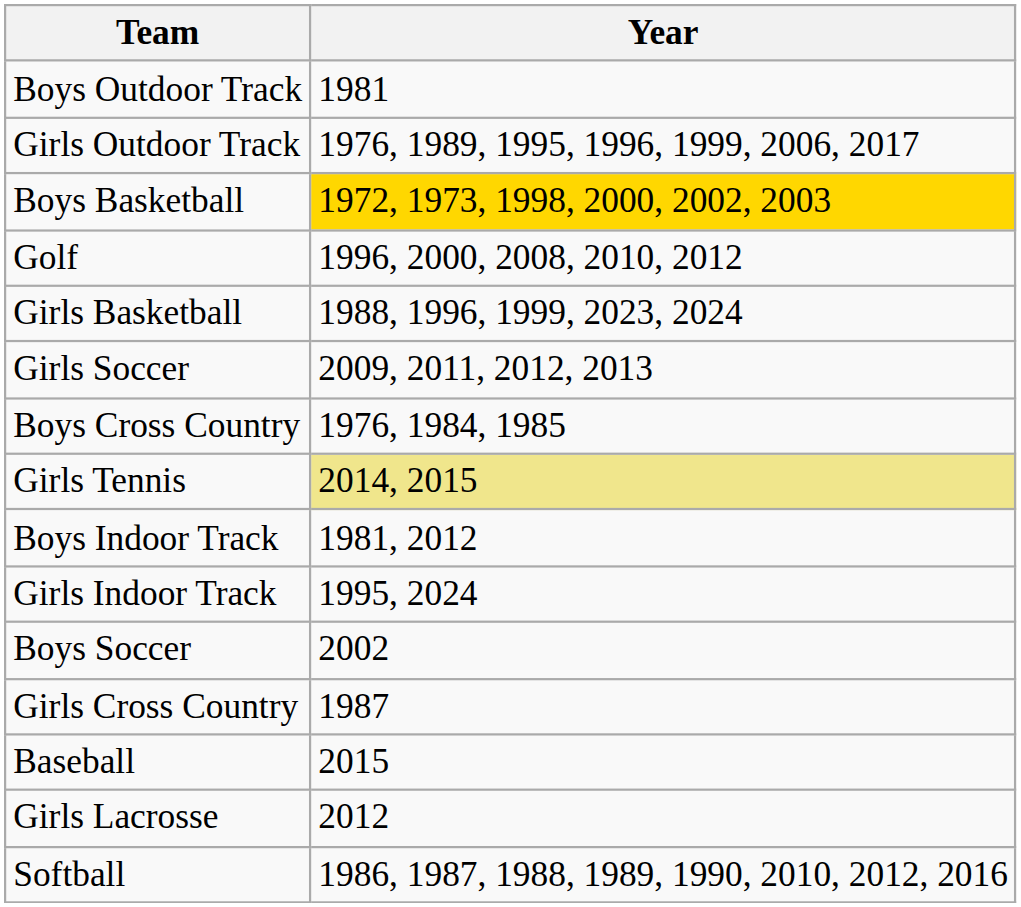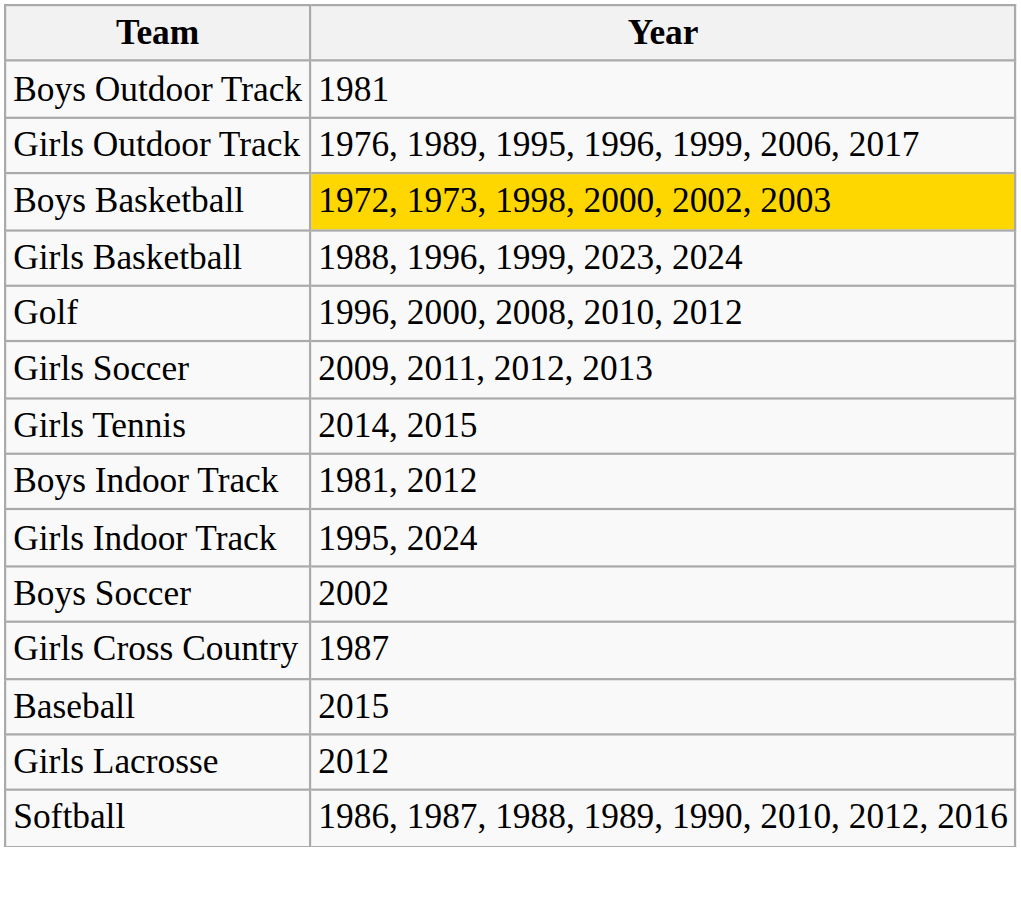rows swapped: (128, 312) <-> (46, 256)
- row: (157, 425)
(398, 481) khaki background -> (398, 425) no background
